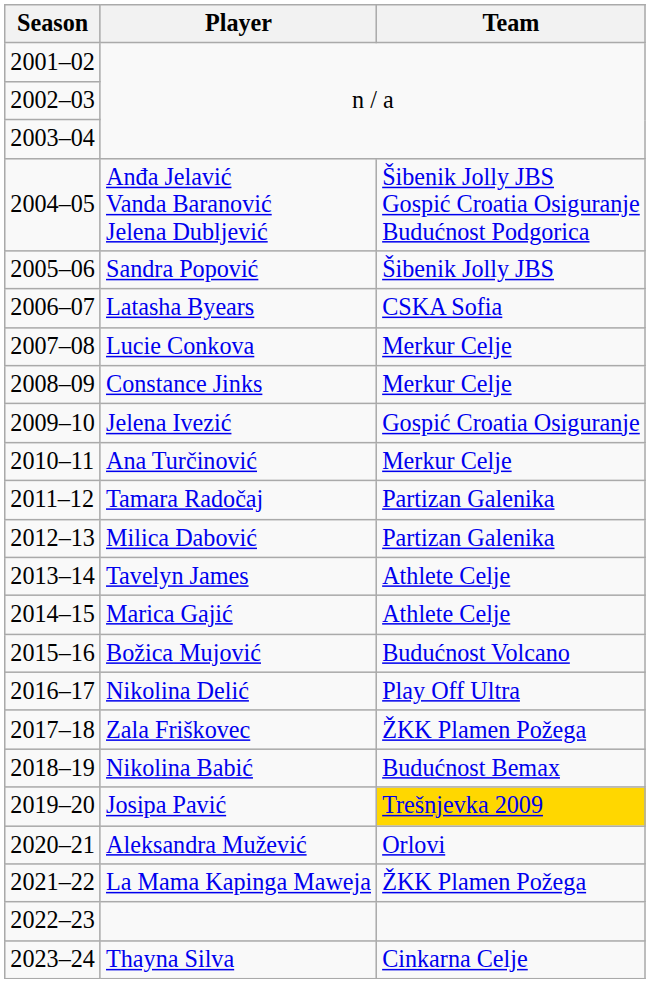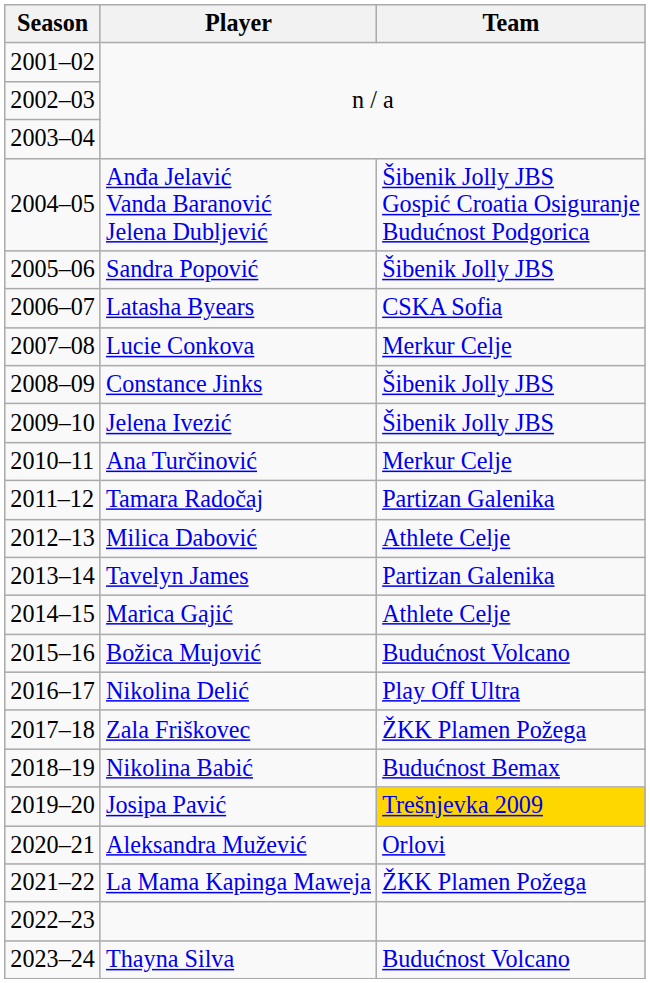(447, 384) Merkur Celje -> (468, 384) Šibenik Jolly JBS
(511, 422) Gospić Croatia Osiguranje -> (468, 422) Šibenik Jolly JBS
(468, 537) Partizan Galenika -> (446, 537) Athlete Celje
(446, 576) Athlete Celje -> (468, 576) Partizan Galenika
(455, 959) Cinkarna Celje -> (476, 959) Budućnost Volcano
